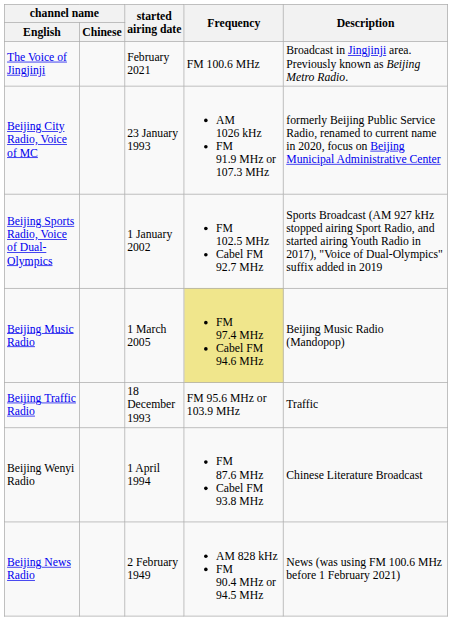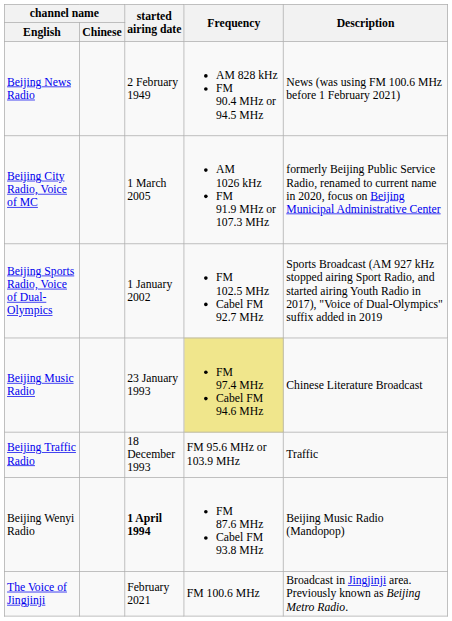rows swapped: (39, 569) <-> (37, 63)
(153, 140) 23 January 1993 -> (147, 189) 1 March 2005
(147, 335) 1 March 2005 -> (153, 385) 23 January 1993
(335, 335) Beijing Music Radio (Mandopop) -> (354, 385) Chinese Literature Broadcast
(144, 474) normal -> (145, 524) bold
(354, 474) Chinese Literature Broadcast -> (335, 524) Beijing Music Radio (Mandopop)
